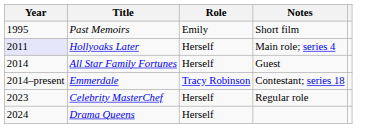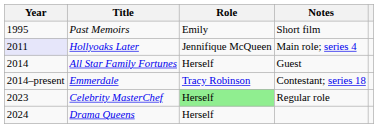(198, 47) Herself -> (227, 47) Jennifique McQueen
(198, 98) no background -> (198, 98) lightgreen background
